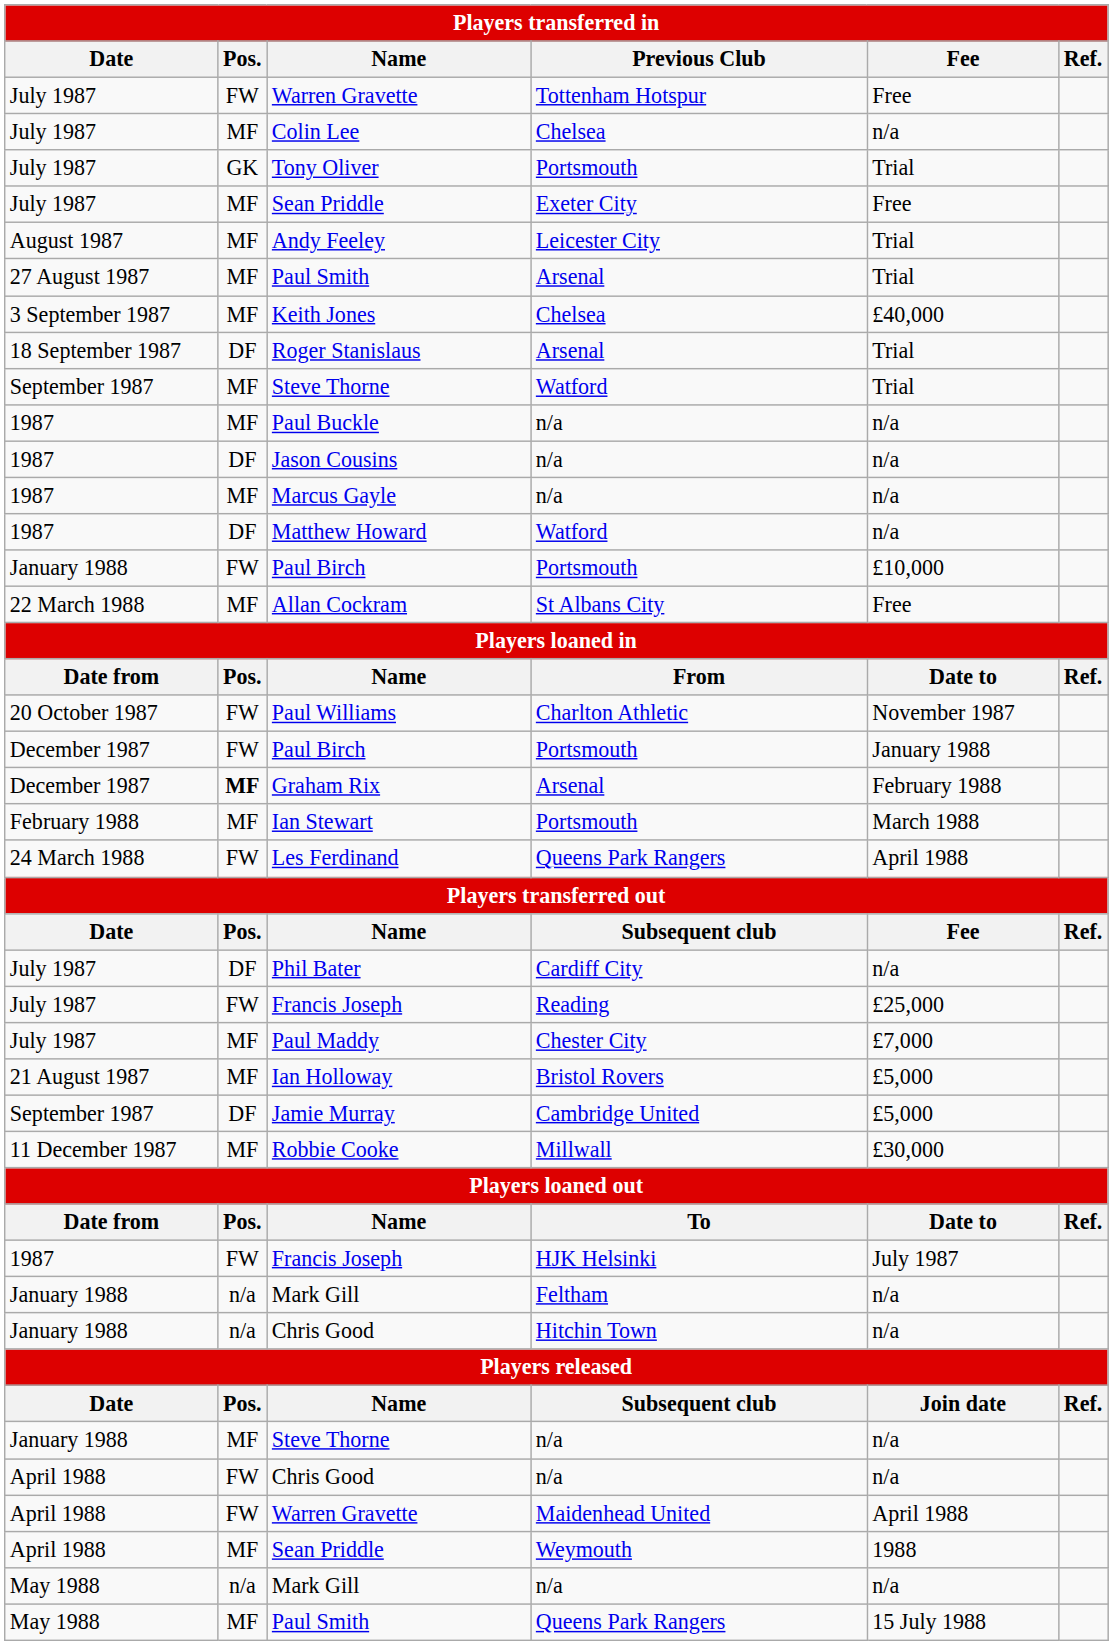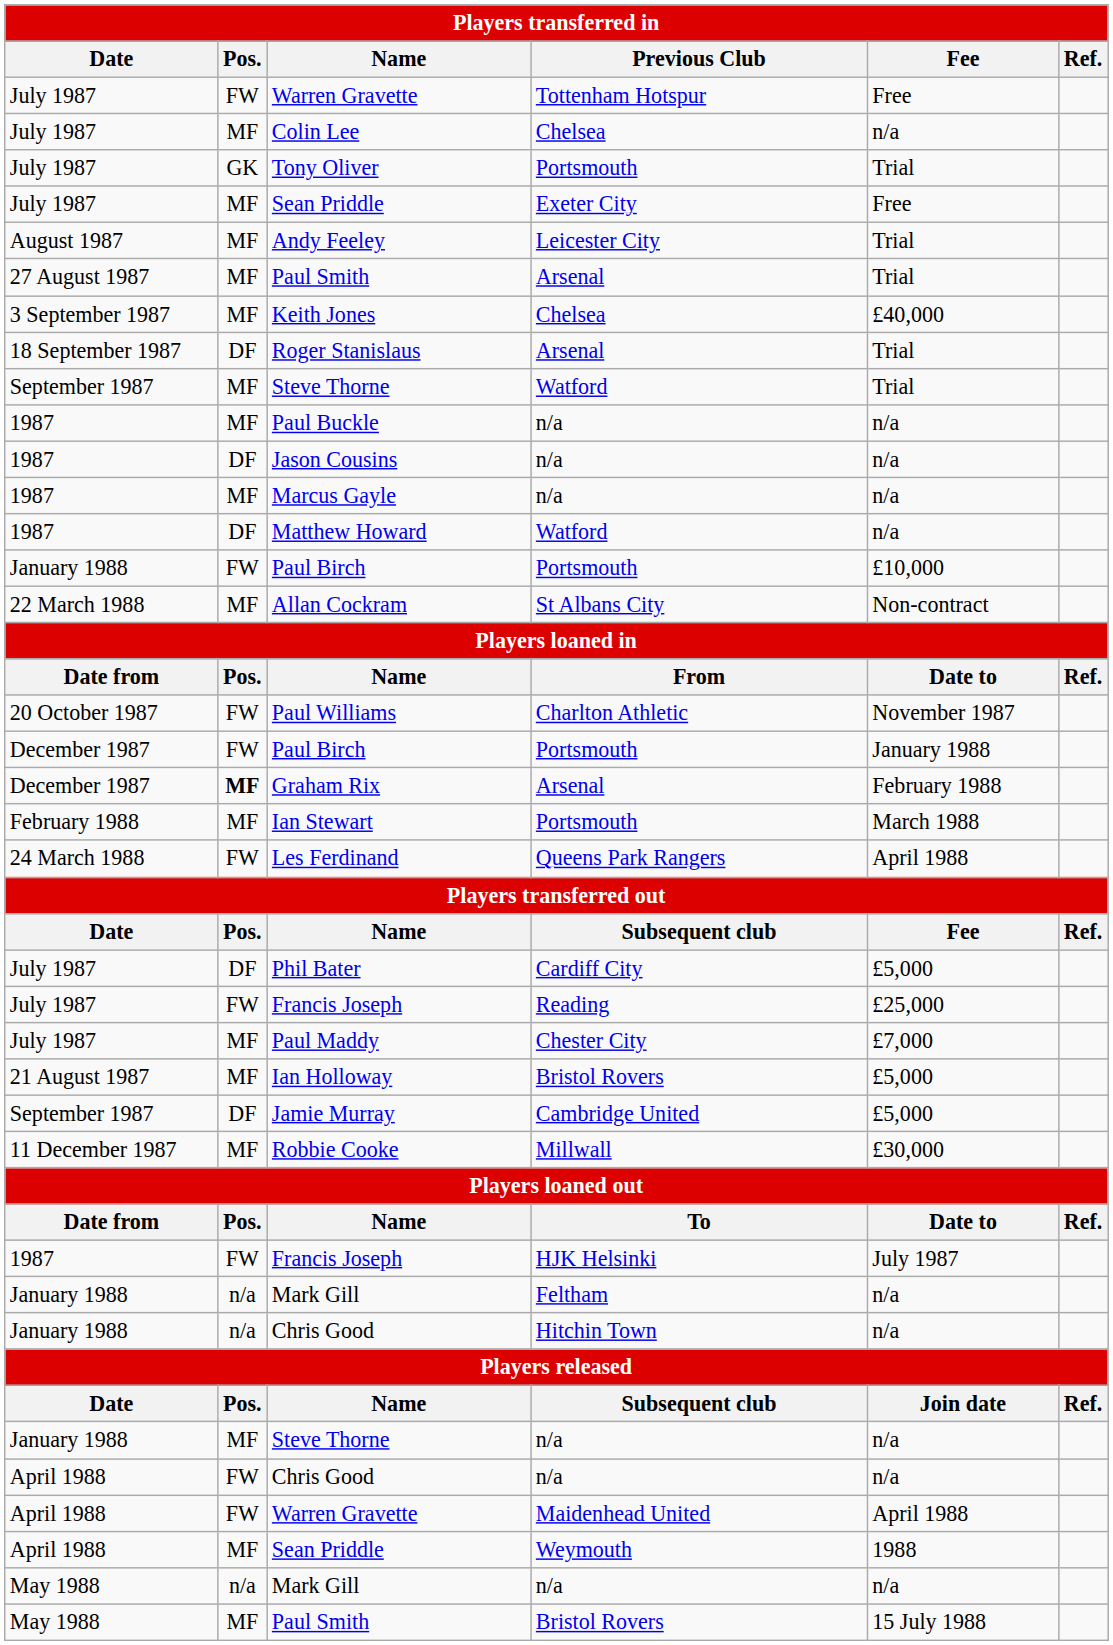(892, 604) Free -> (930, 604) Non-contract
(886, 967) n/a -> (903, 967) £5,000
(631, 1621) Queens Park Rangers -> (600, 1621) Bristol Rovers
